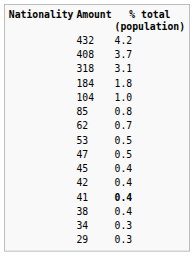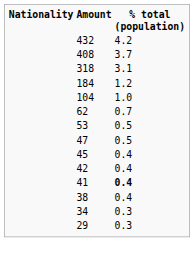(123, 83) 1.8 -> (123, 83) 1.2
- row: (82, 111)
